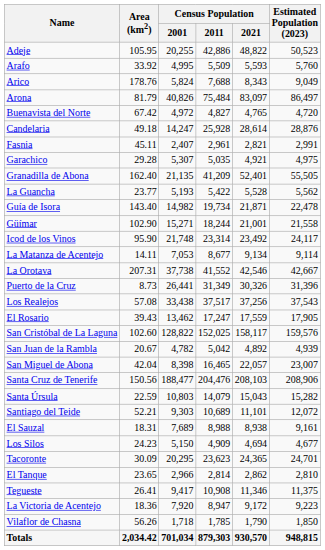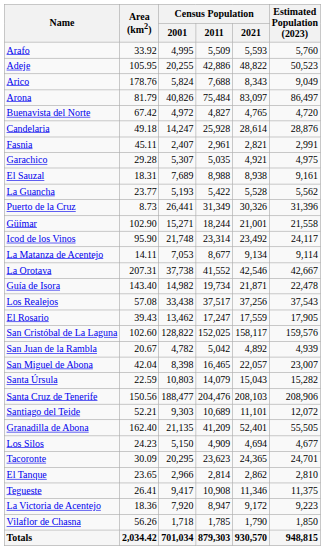rows swapped: (18, 50) <-> (18, 66)
rows swapped: (48, 176) <-> (25, 427)
rows swapped: (33, 207) <-> (41, 286)
rows swapped: (52, 380) <-> (32, 396)
